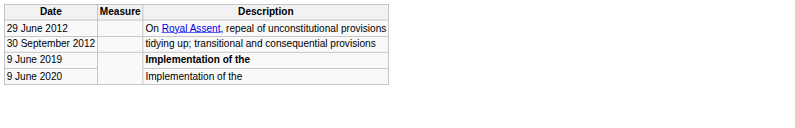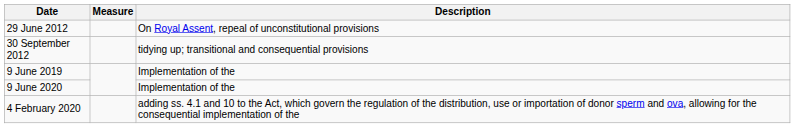(198, 60) bold -> (187, 71) normal
+ row: (44, 109)
